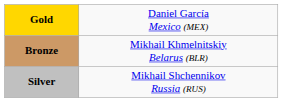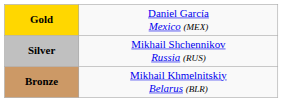rows swapped: (42, 81) <-> (42, 50)
